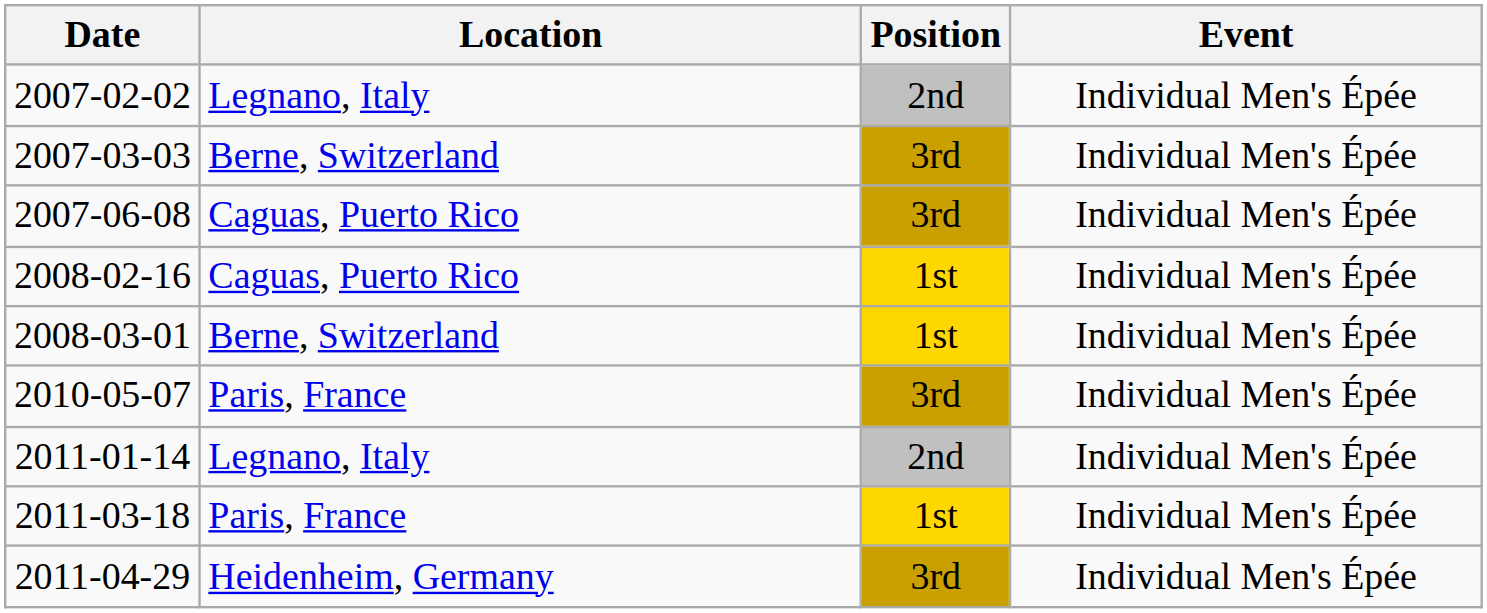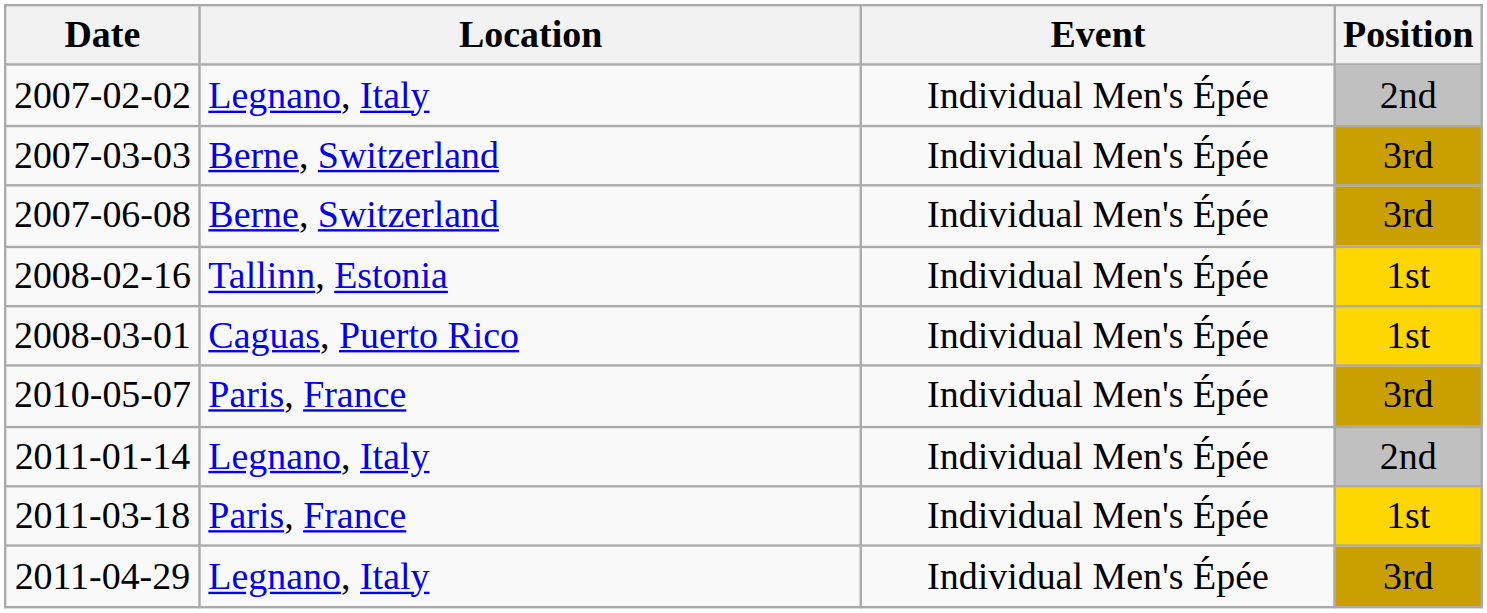columns swapped: (1246, 34) <-> (936, 34)
(364, 214) Caguas, Puerto Rico -> (354, 214) Berne, Switzerland
(364, 275) Caguas, Puerto Rico -> (328, 275) Tallinn, Estonia
(354, 335) Berne, Switzerland -> (364, 335) Caguas, Puerto Rico
(381, 575) Heidenheim, Germany -> (319, 575) Legnano, Italy
